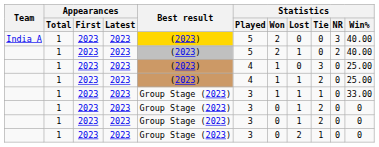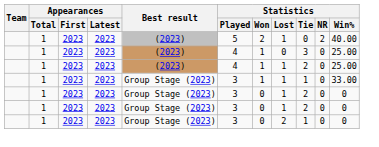- row: (24, 39)
